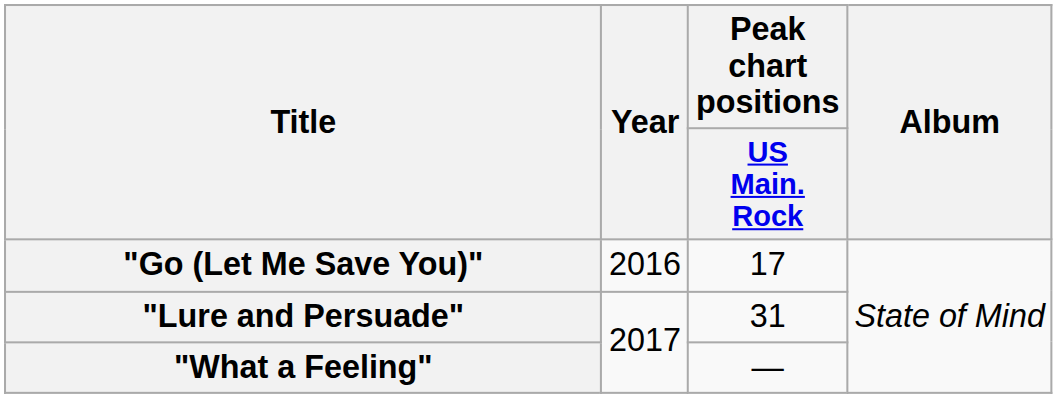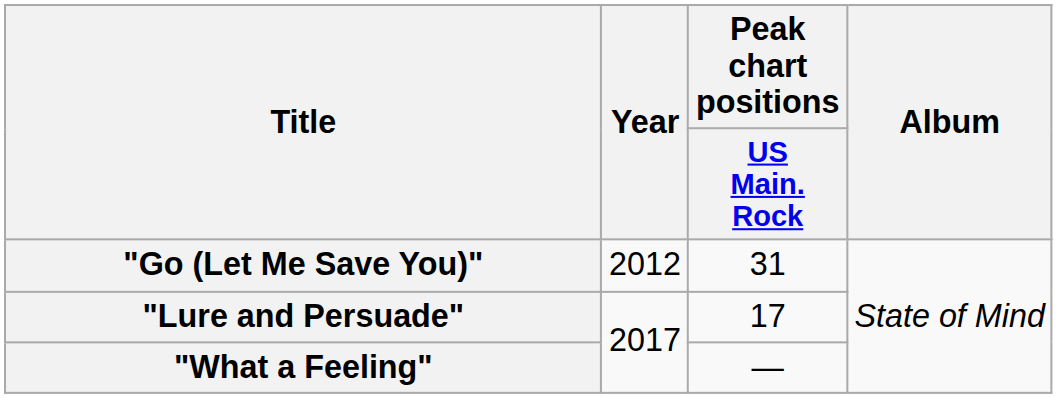(645, 264) 2016 -> (645, 264) 2012
(768, 264) 17 -> (768, 264) 31
(768, 315) 31 -> (768, 315) 17
